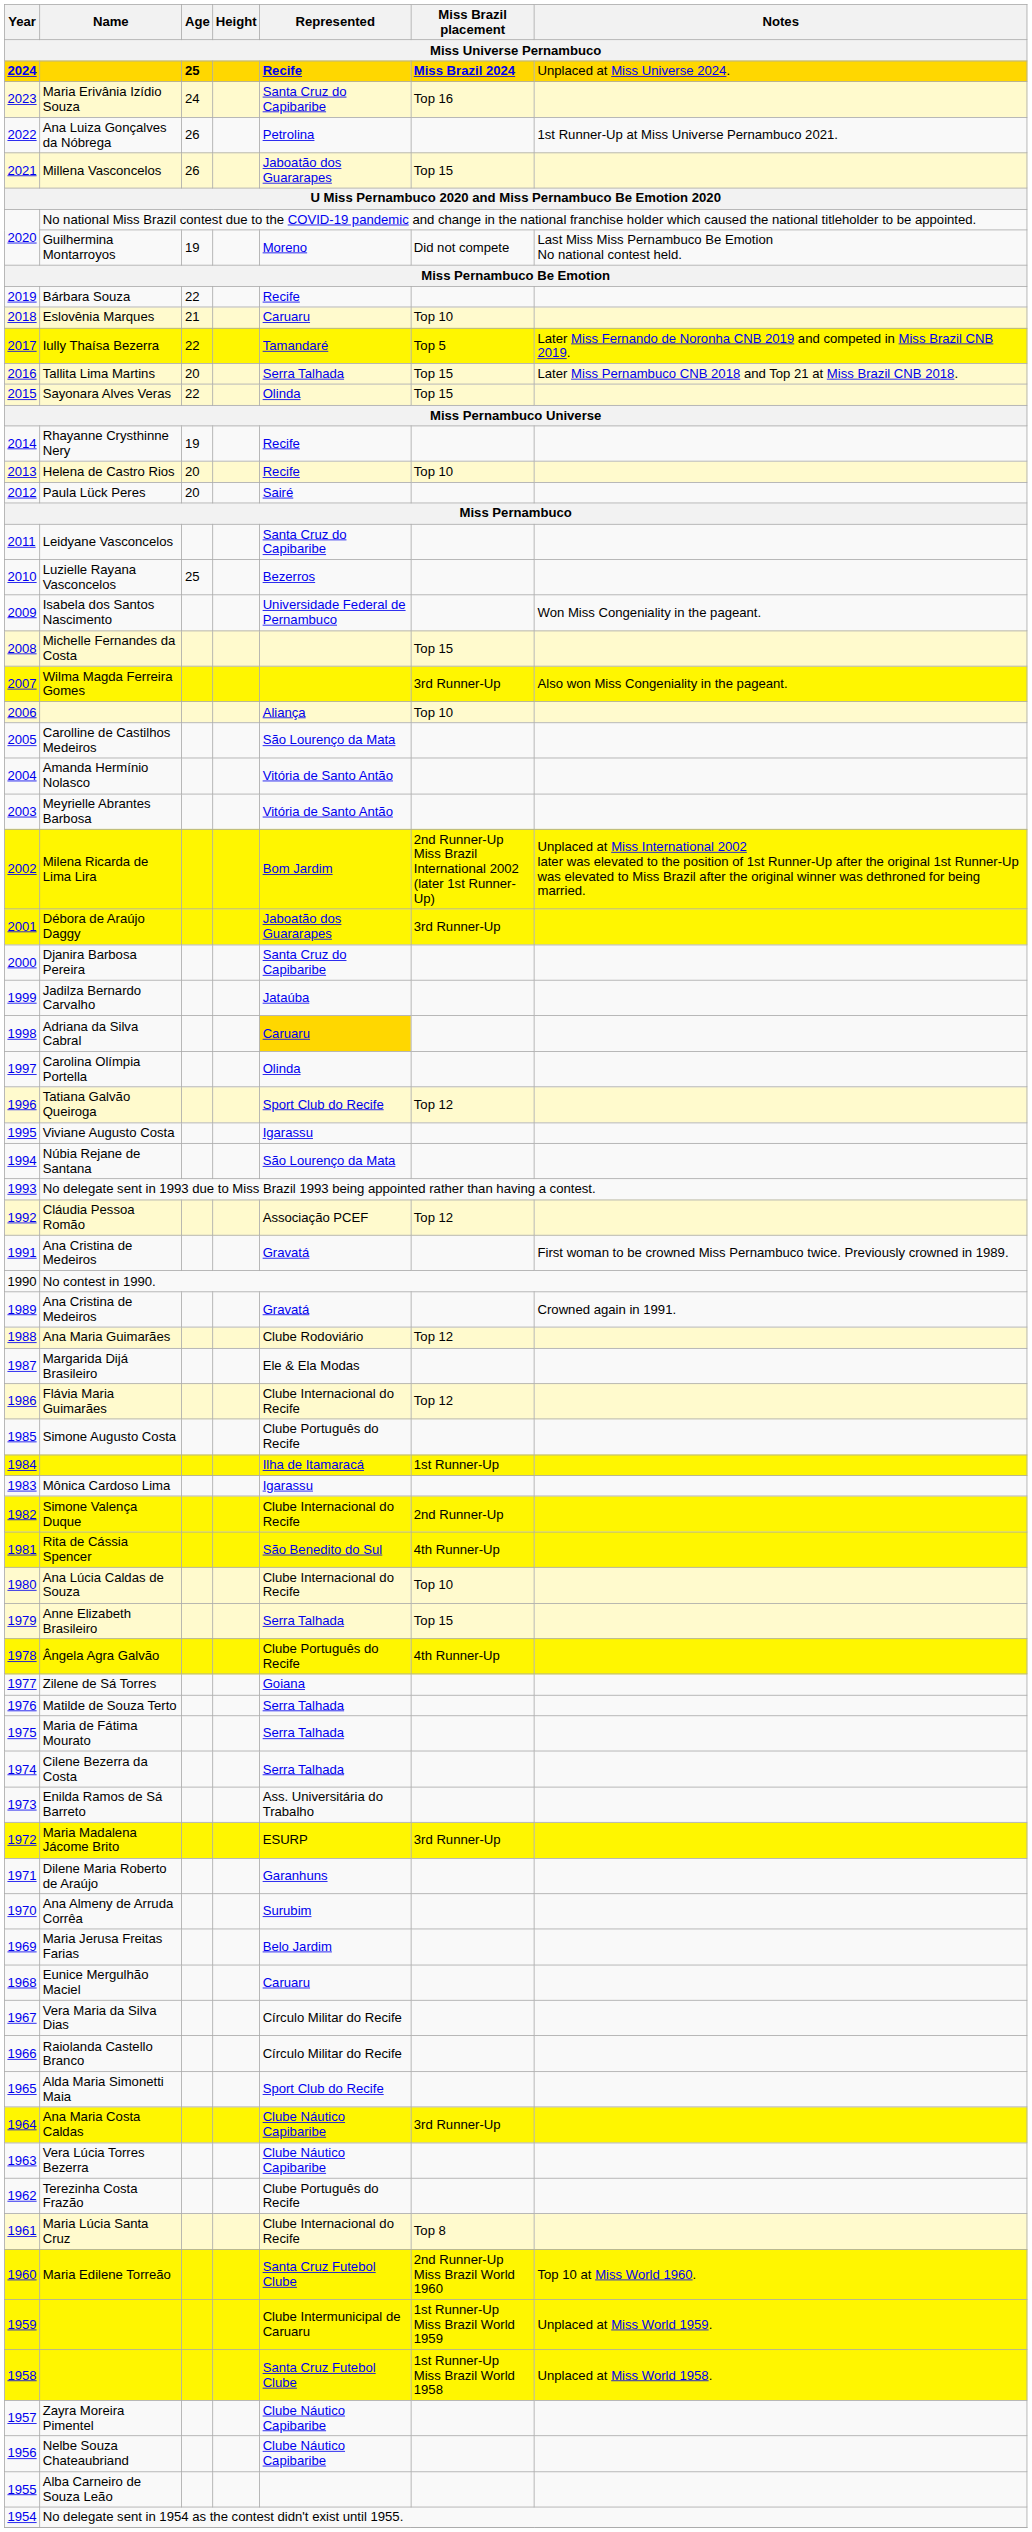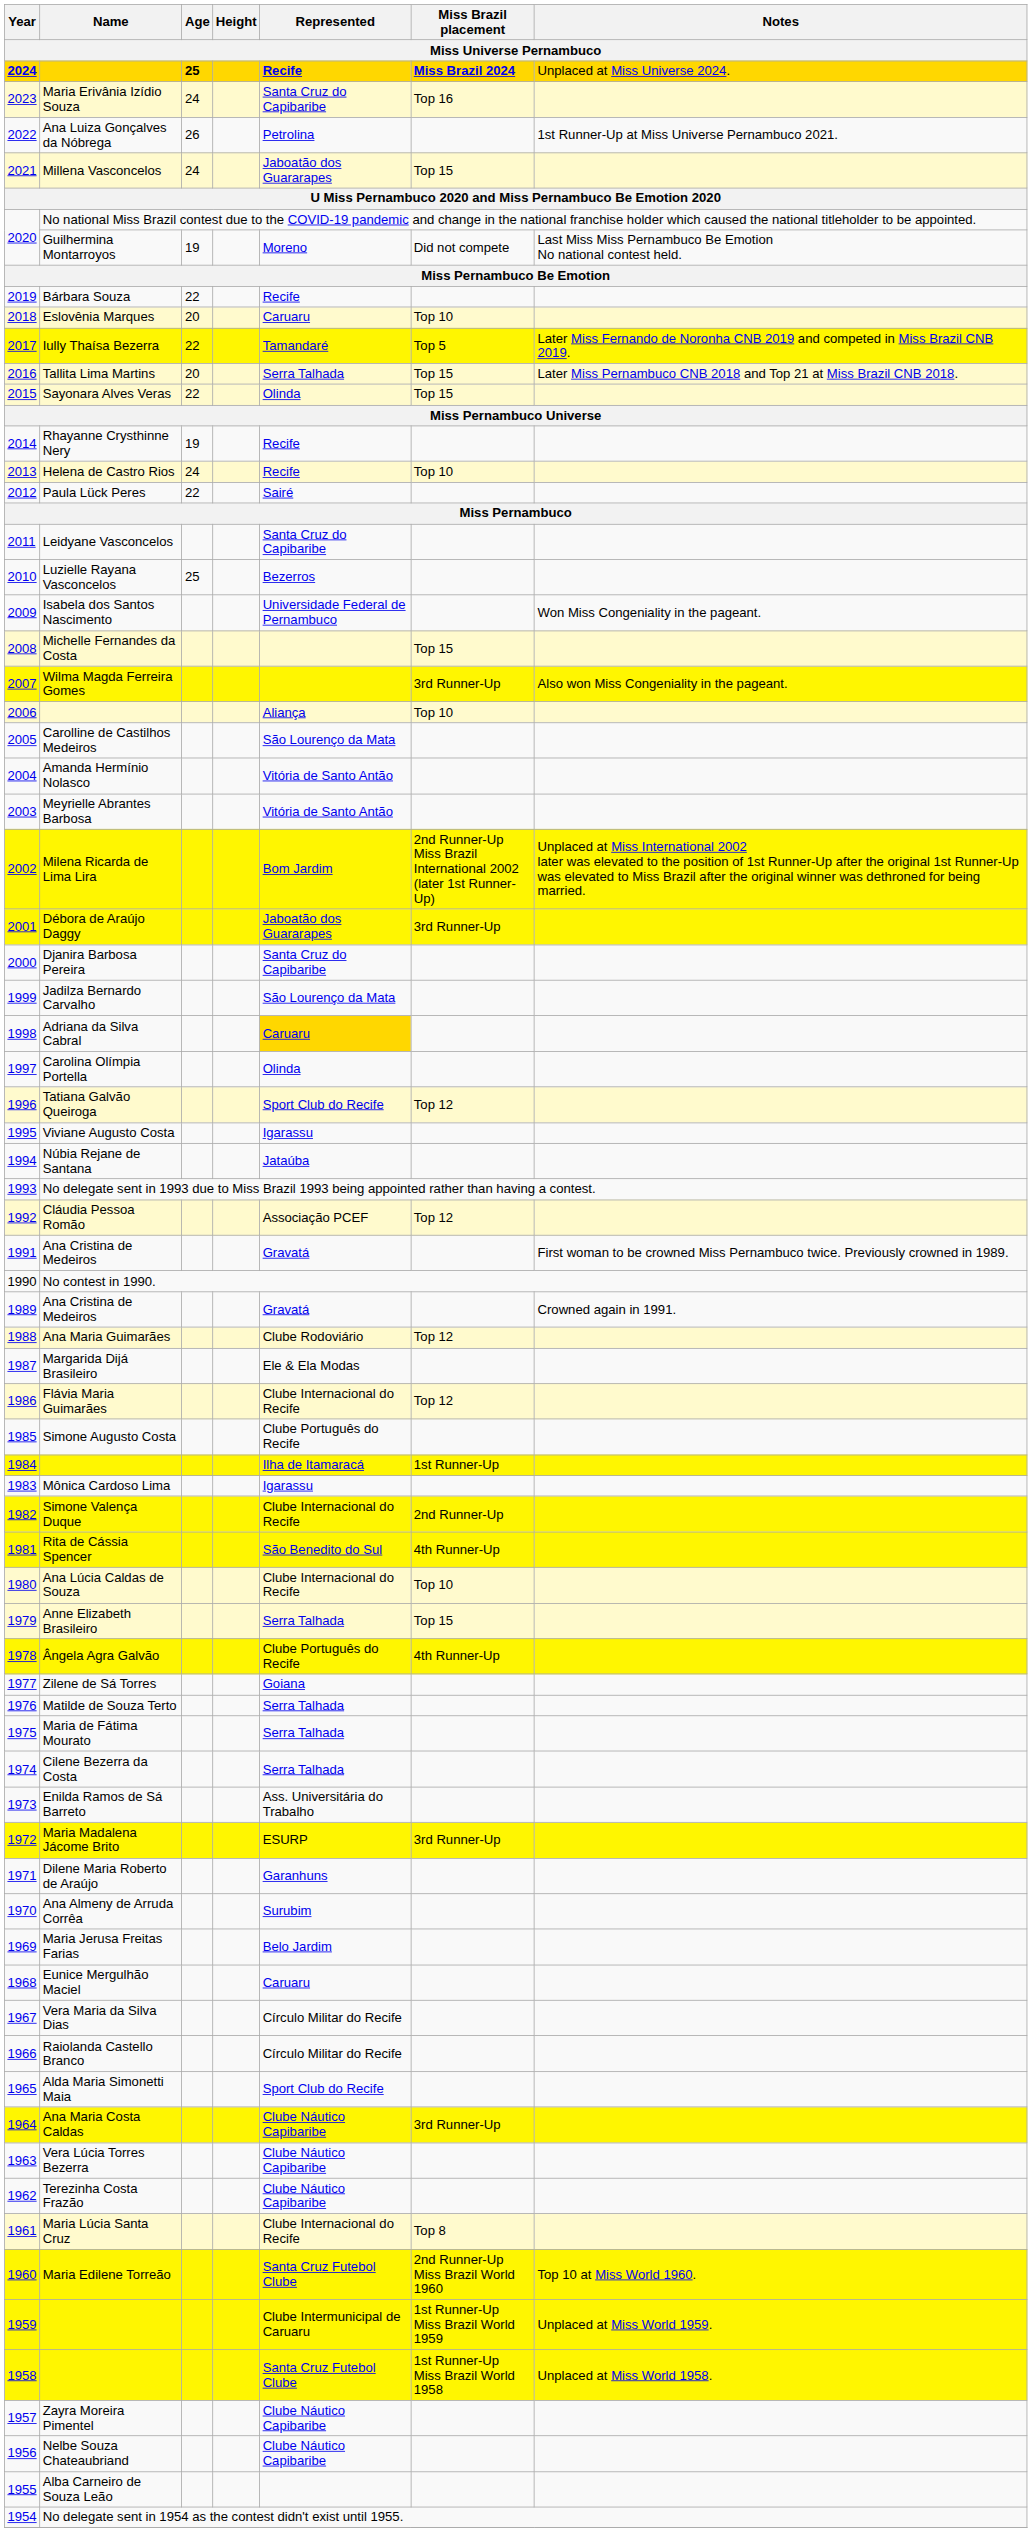(192, 170) 26 -> (192, 170) 24
(192, 317) 21 -> (192, 317) 20
(192, 471) 20 -> (192, 471) 24
(192, 492) 20 -> (192, 492) 22
(286, 998) Jataúba -> (329, 998) São Lourenço da Mata
(329, 1161) São Lourenço da Mata -> (286, 1161) Jataúba
(321, 2196) Clube Português do Recife -> (304, 2196) Clube Náutico Capibaribe
